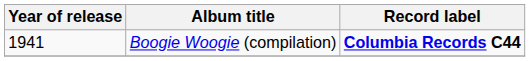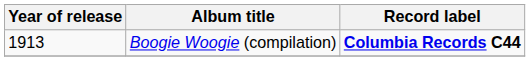(26, 42) 1941 -> (26, 42) 1913
